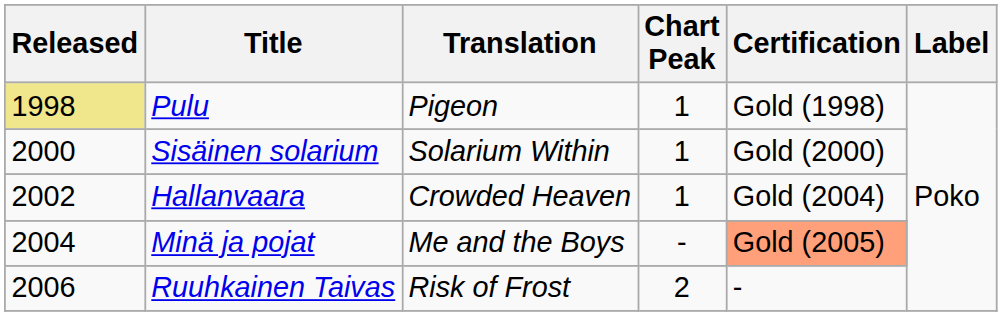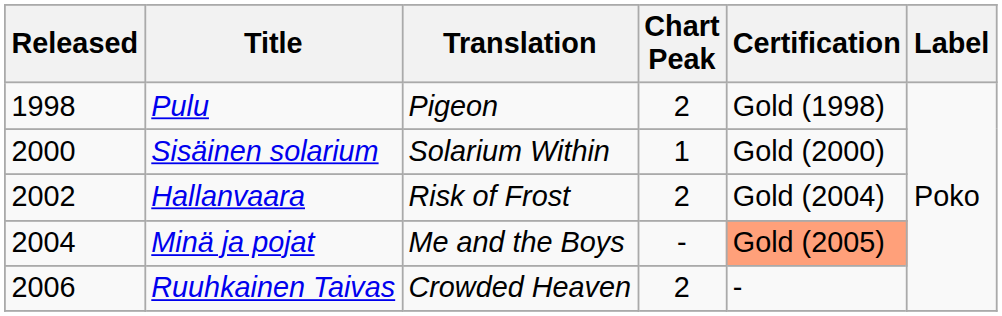(44, 105) khaki background -> (44, 105) no background
(682, 105) 1 -> (682, 105) 2
(520, 196) Crowded Heaven -> (489, 196) Risk of Frost
(682, 196) 1 -> (682, 196) 2
(489, 288) Risk of Frost -> (520, 288) Crowded Heaven
